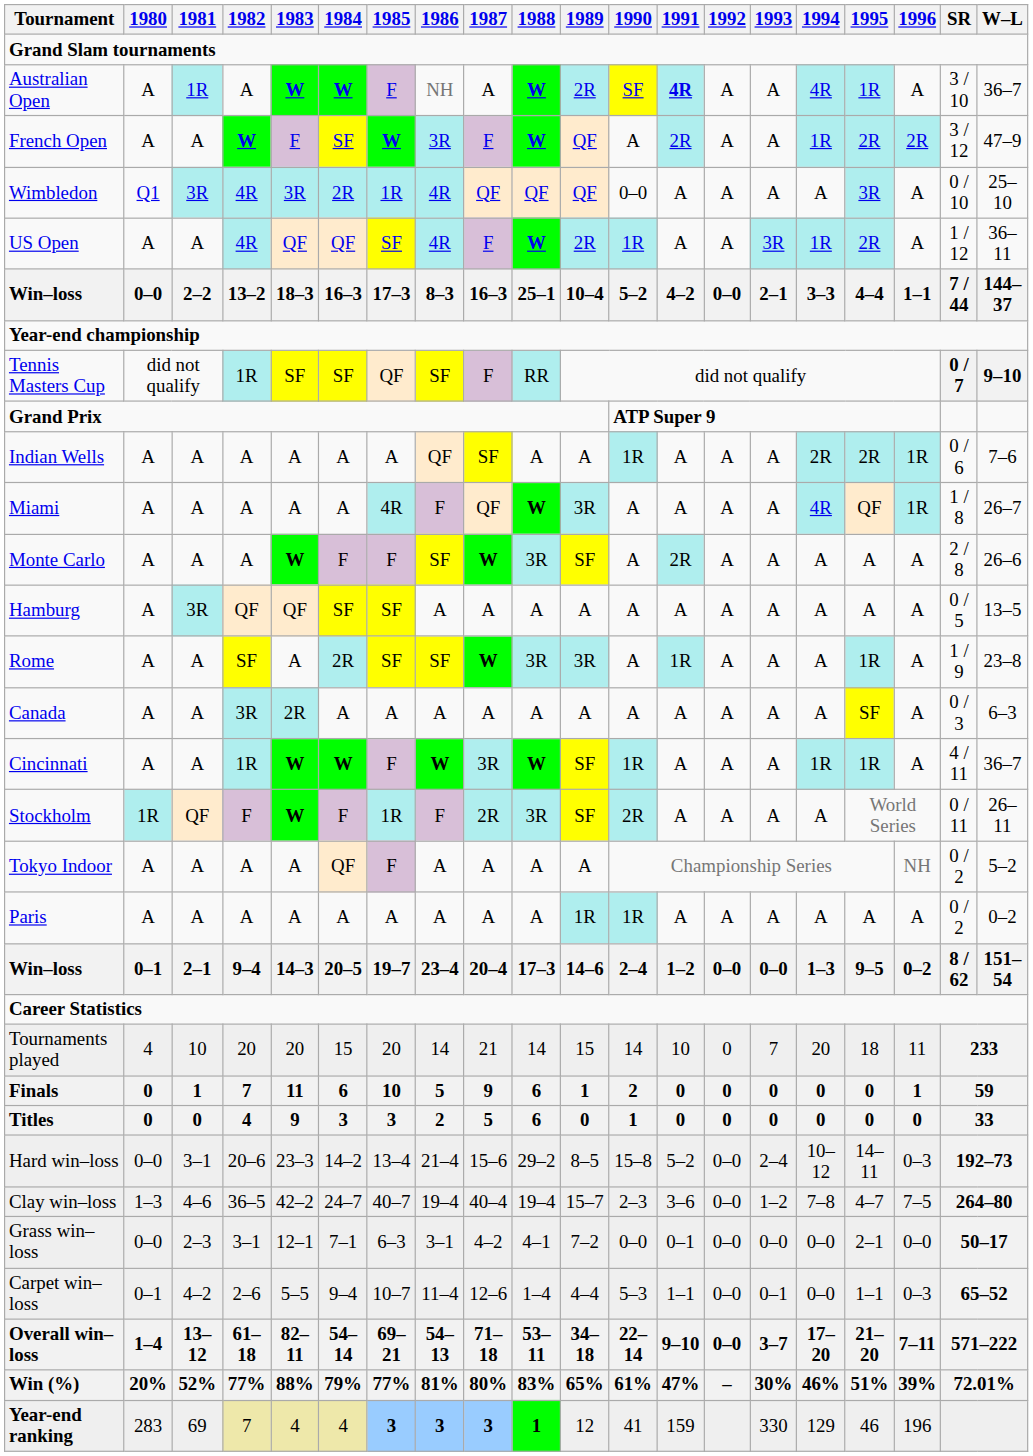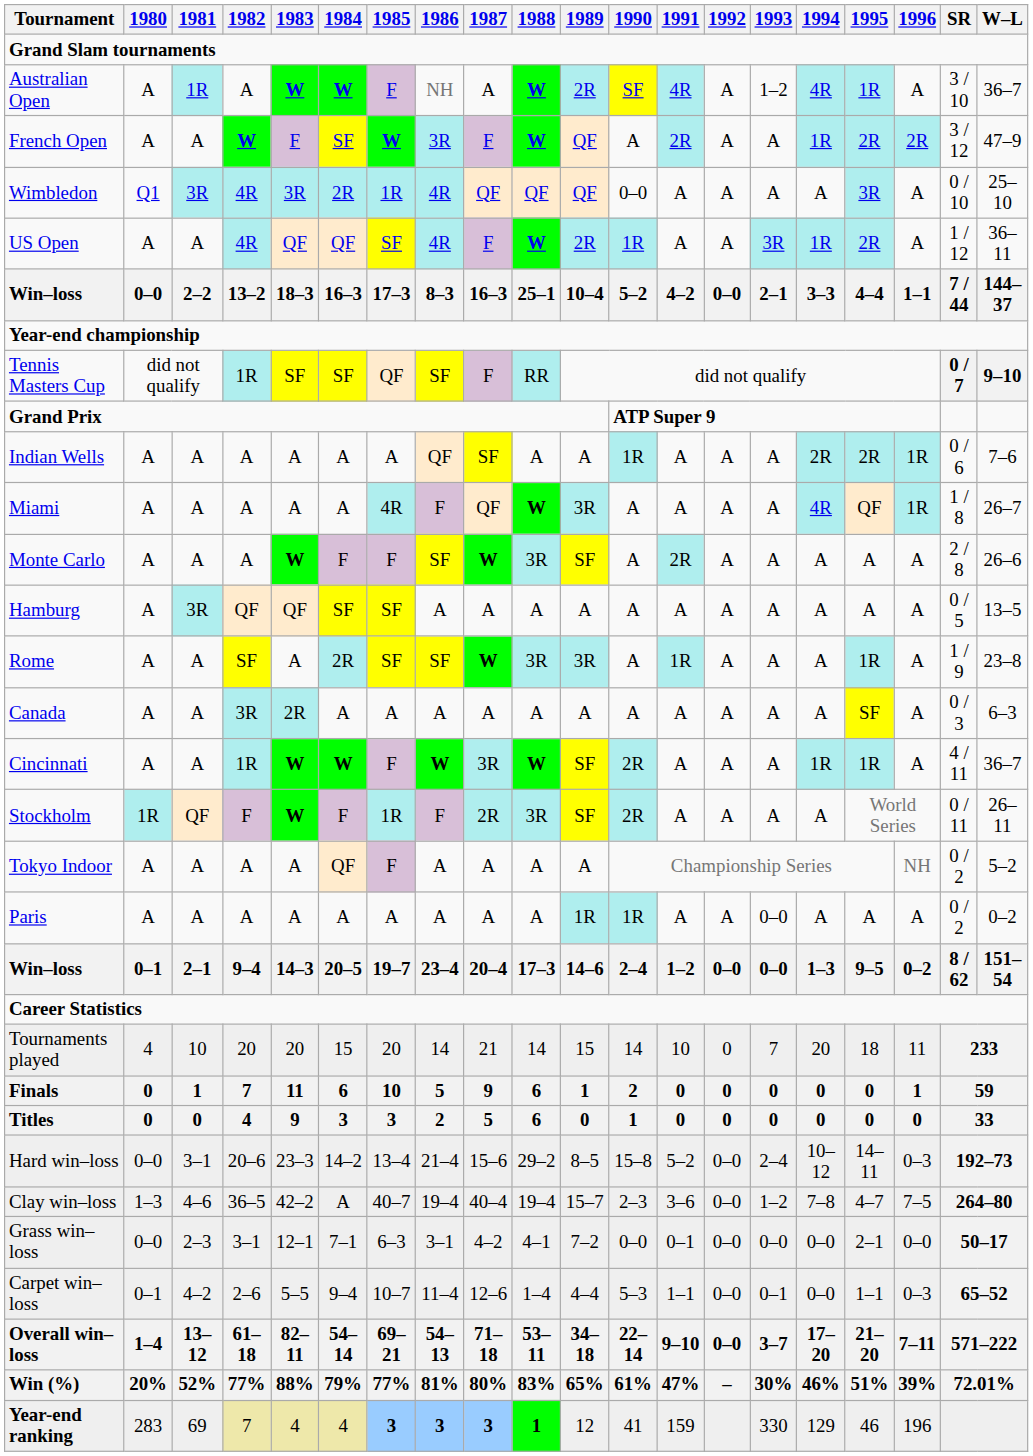(681, 89) bold -> (680, 89) normal
(773, 89) A -> (773, 89) 1–2
(633, 764) 1R -> (633, 764) 2R
(773, 917) A -> (773, 917) 0–0
(343, 1201) 24–7 -> (343, 1201) A
